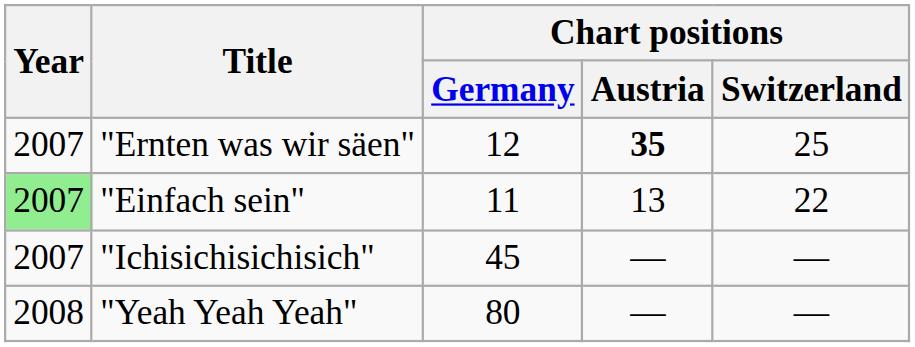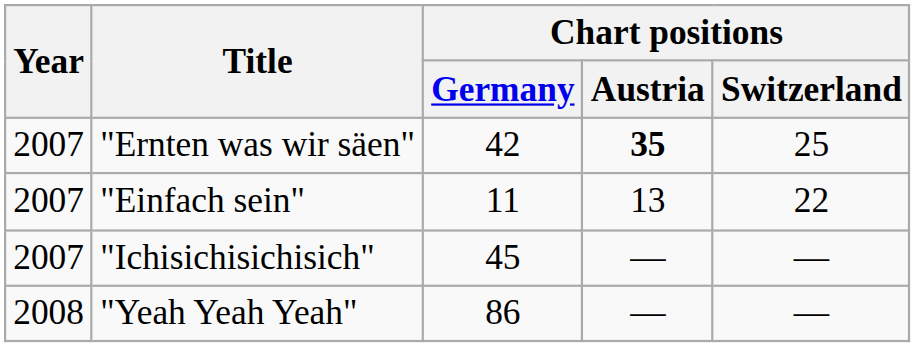(503, 144) 12 -> (503, 144) 42
(49, 200) lightgreen background -> (49, 200) no background
(503, 312) 80 -> (503, 312) 86
